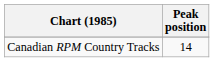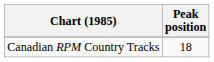(186, 47) 14 -> (186, 47) 18
